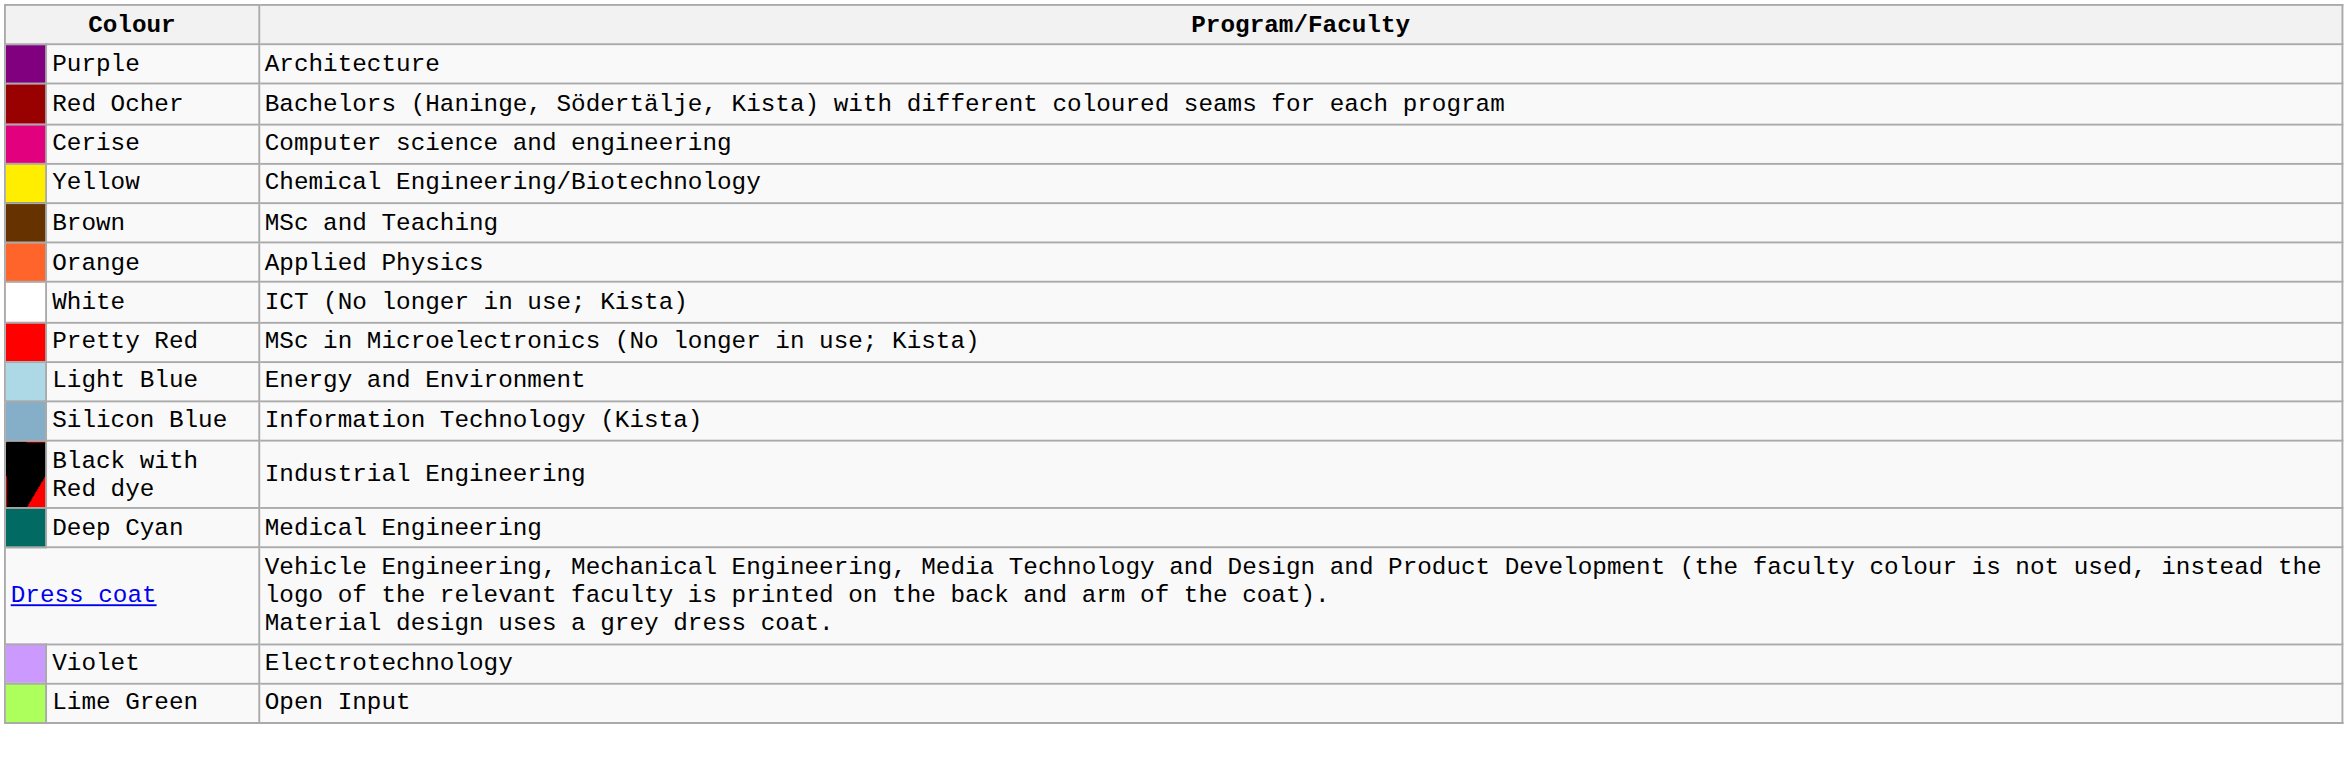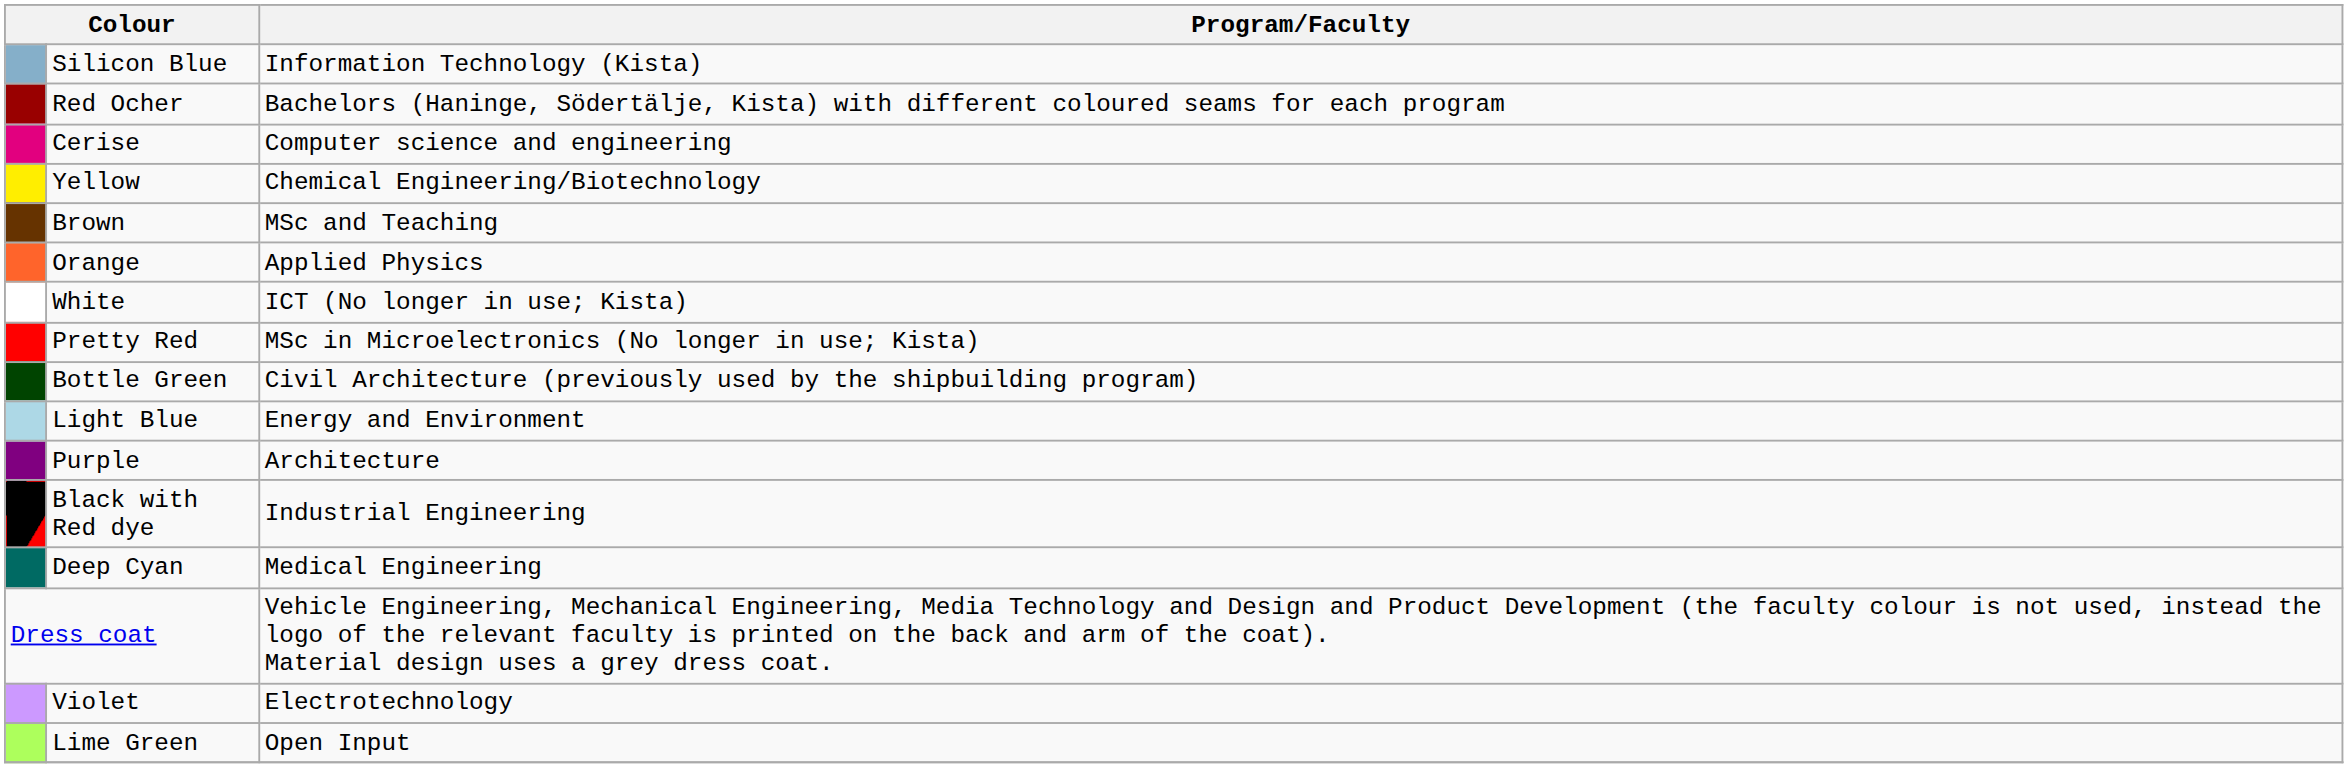rows swapped: (96, 64) <-> (140, 421)
+ row: (140, 381)
